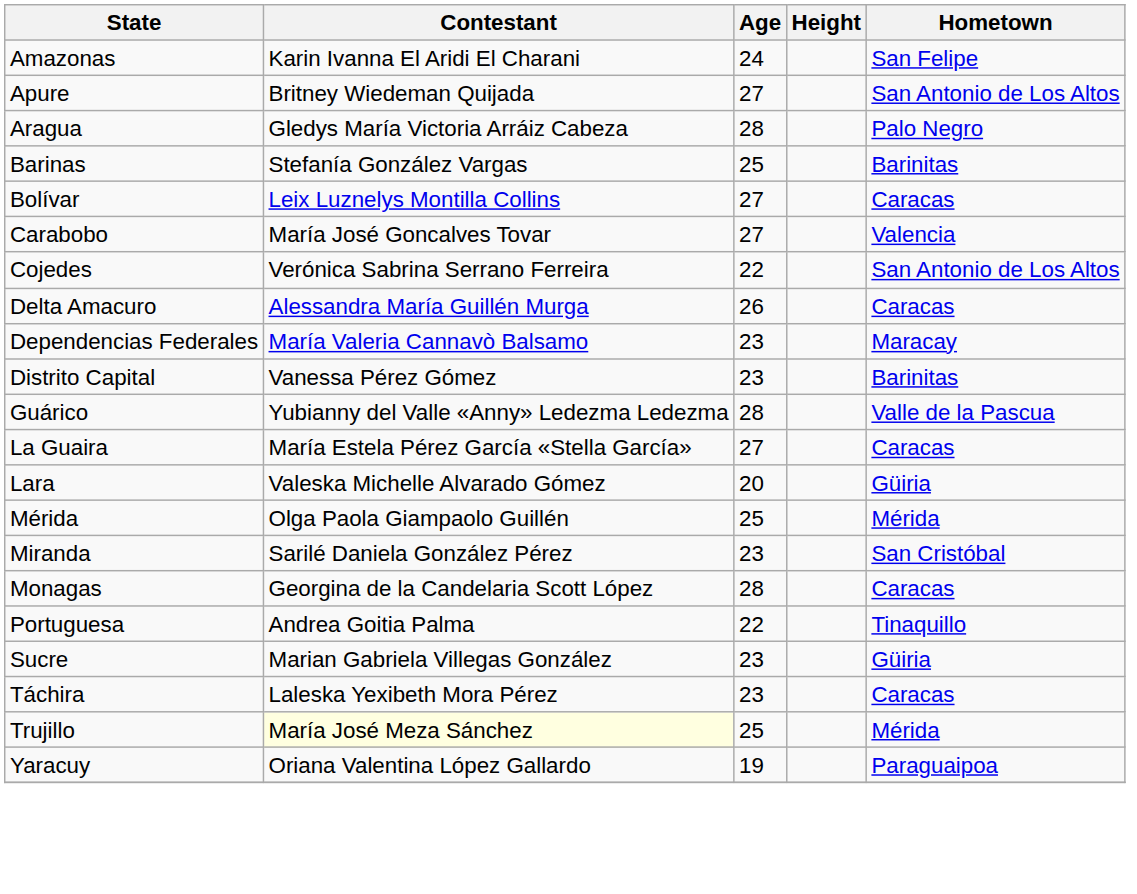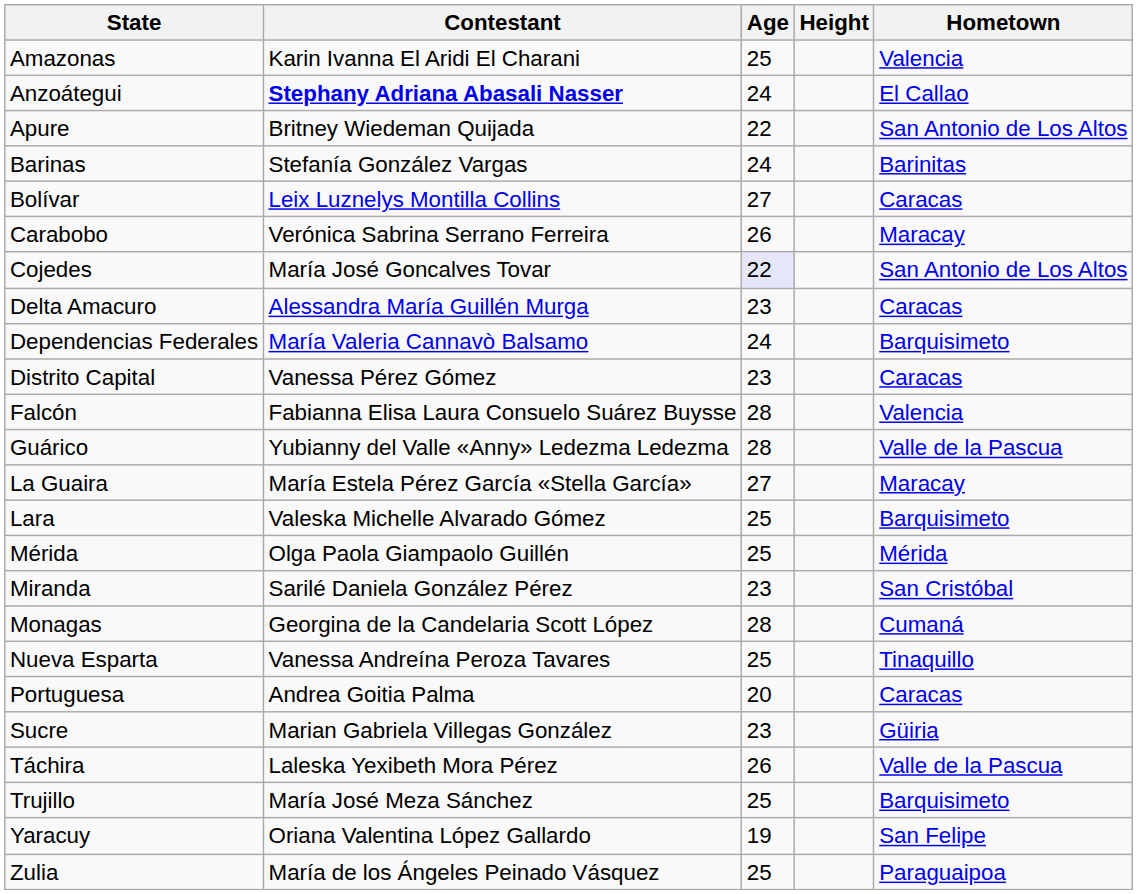(751, 58) 24 -> (759, 58) 25
(925, 58) San Felipe -> (921, 58) Valencia
+ row: (66, 93)
(751, 93) 27 -> (759, 129) 22
- row: (46, 129)
(751, 164) 25 -> (759, 164) 24
(410, 235) María José Goncalves Tovar -> (439, 235) Verónica Sabrina Serrano Ferreira
(751, 235) 27 -> (759, 235) 26
(913, 235) Valencia -> (922, 235) Maracay
(439, 270) Verónica Sabrina Serrano Ferreira -> (410, 270) María José Goncalves Tovar
(751, 270) no background -> (759, 270) lavender background
(751, 306) 26 -> (759, 306) 23
(751, 341) 23 -> (759, 341) 24
(914, 341) Maracay -> (944, 341) Barquisimeto
(915, 376) Barinitas -> (921, 376) Caracas
+ row: (43, 412)
(913, 447) Caracas -> (922, 482) Maracay
(751, 482) 20 -> (759, 518) 25
(901, 482) Güiria -> (944, 518) Barquisimeto
(913, 589) Caracas -> (921, 624) Cumaná
+ row: (84, 659)
(751, 624) 22 -> (759, 695) 20
(919, 624) Tinaquillo -> (921, 695) Caracas
(751, 695) 23 -> (759, 765) 26
(913, 695) Caracas -> (971, 765) Valle de la Pascua
(401, 730) lightyellow background -> (401, 801) no background
(906, 730) Mérida -> (944, 801) Barquisimeto
(935, 765) Paraguaipoa -> (933, 836) San Felipe
+ row: (34, 872)
